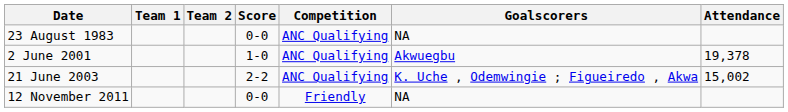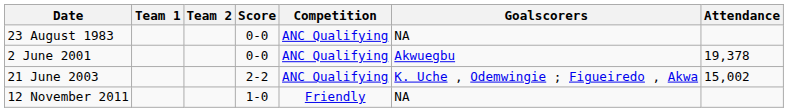(257, 56) 1-0 -> (257, 56) 0-0
(257, 97) 0-0 -> (257, 97) 1-0
